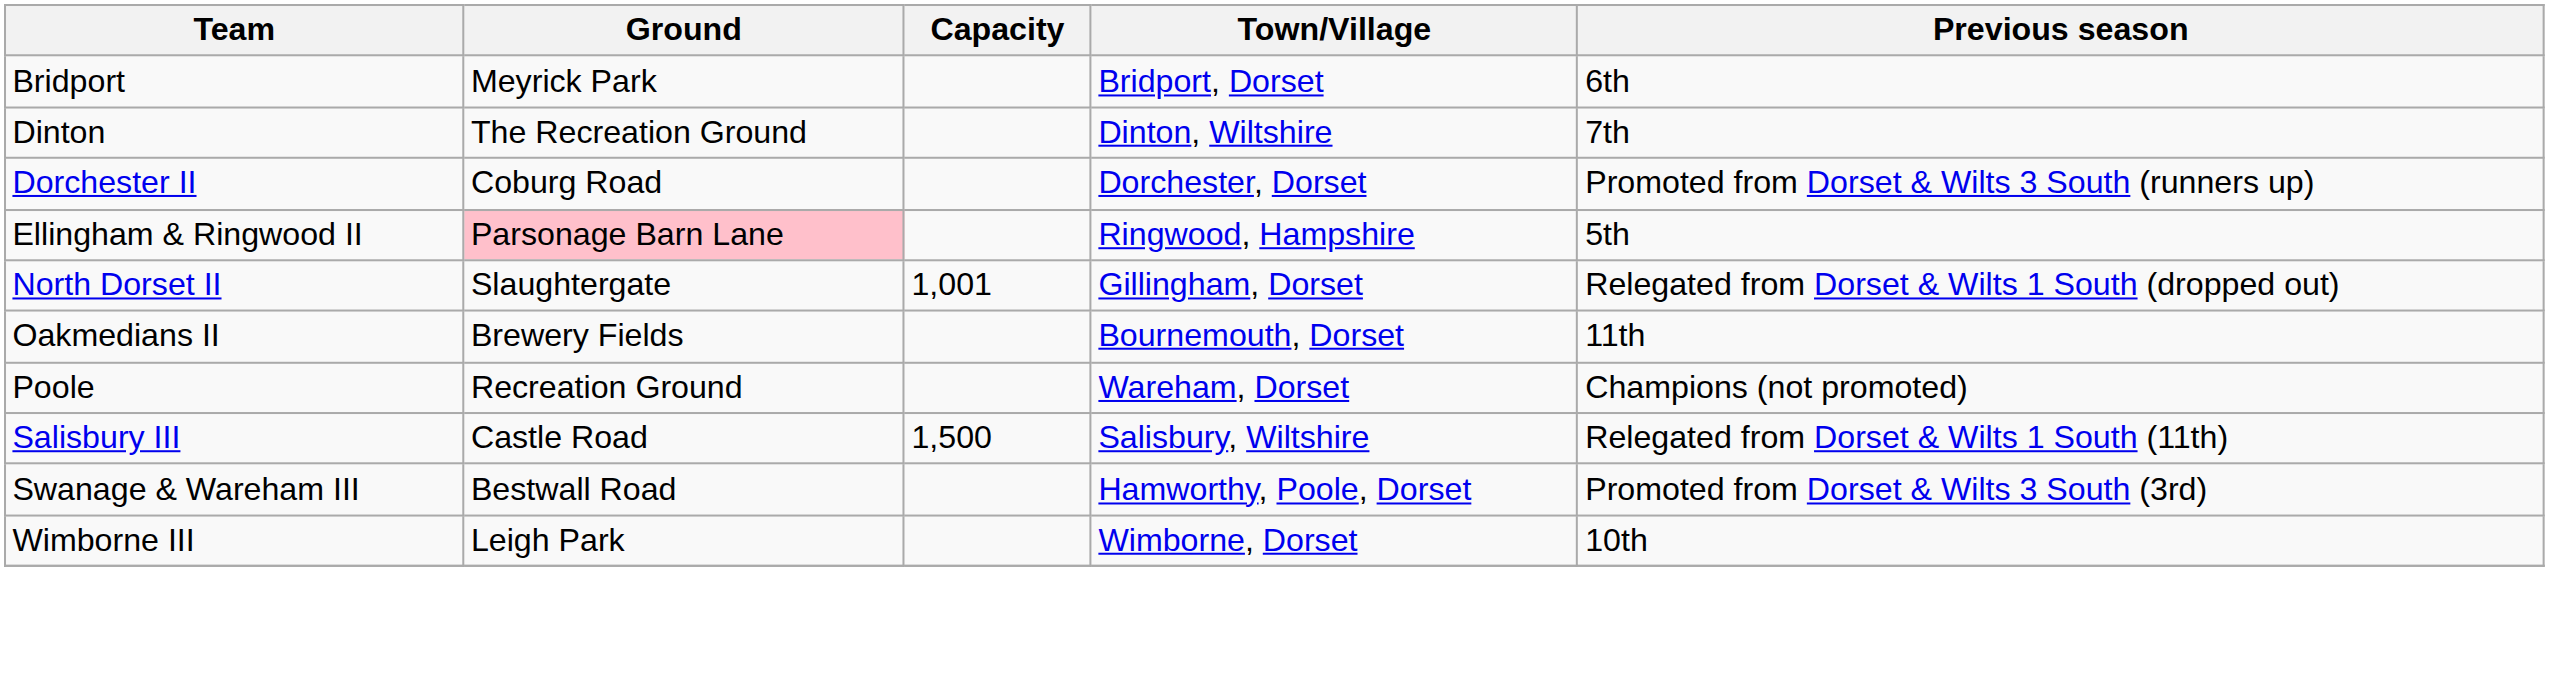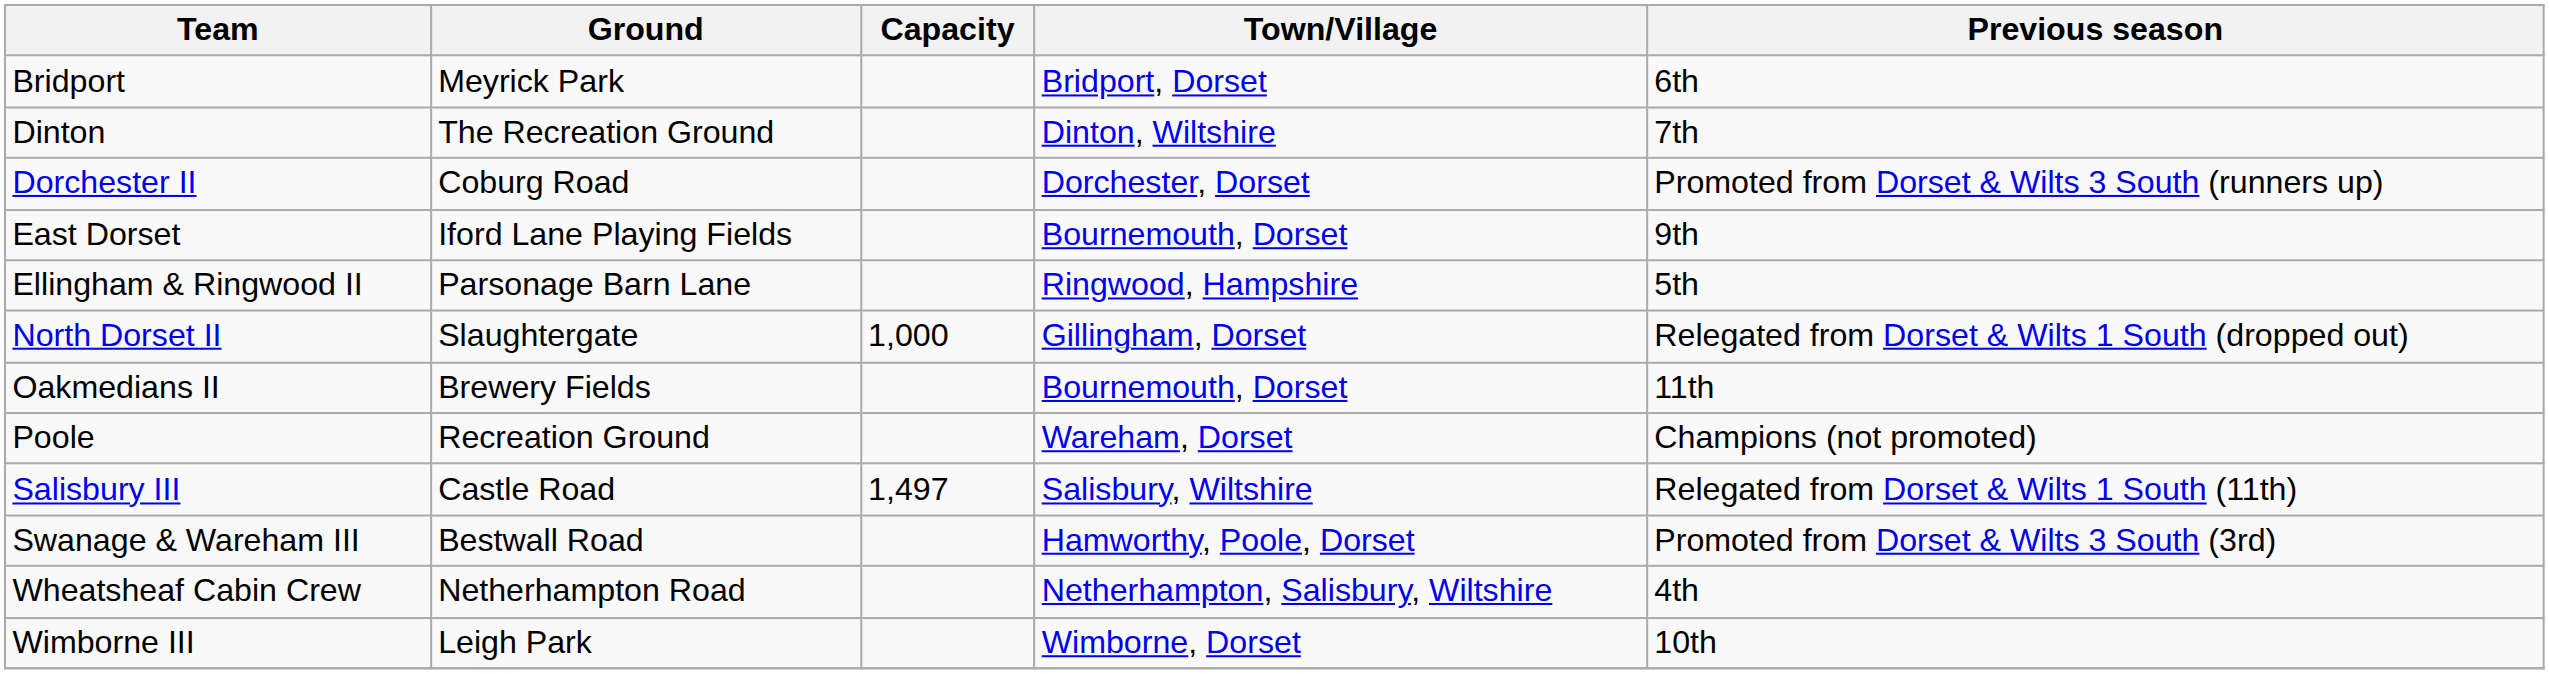+ row: (96, 234)
(627, 234) pink background -> (595, 285) no background
(952, 285) 1,001 -> (908, 336) 1,000
(952, 438) 1,500 -> (908, 489) 1,497
+ row: (187, 591)
